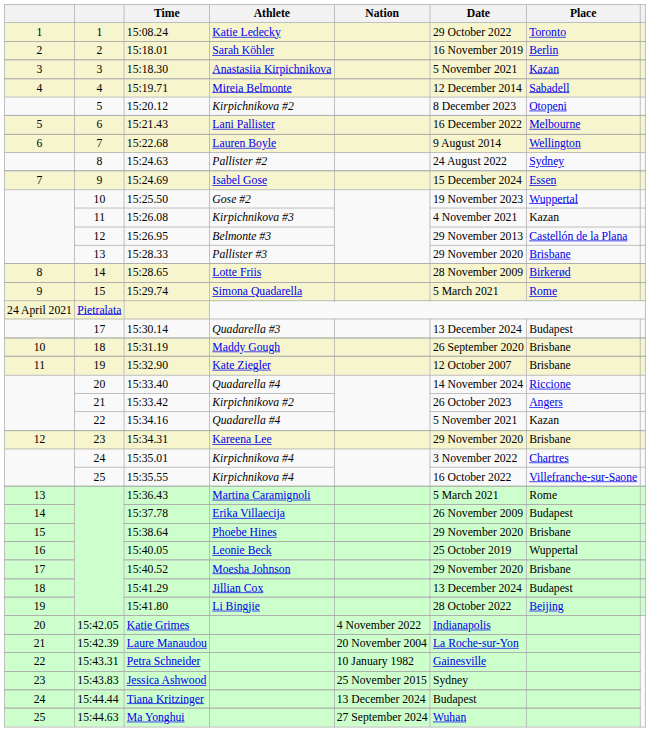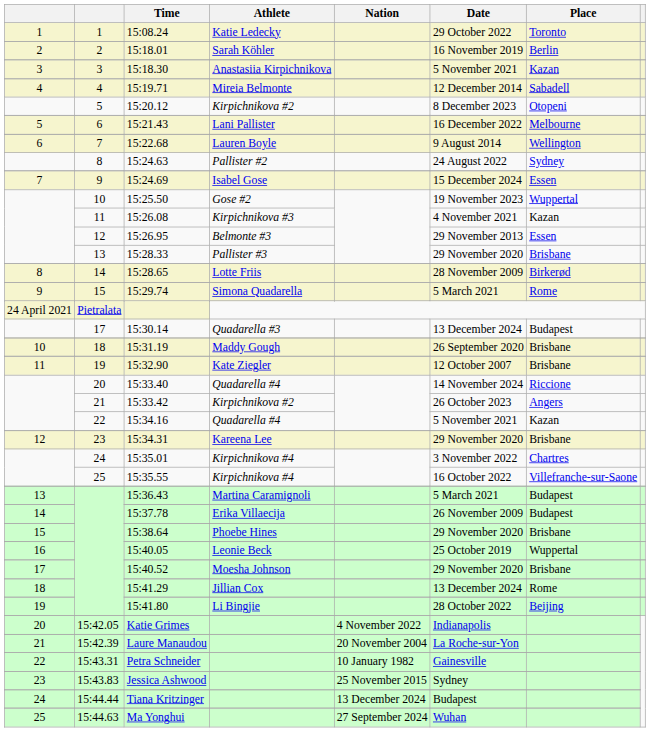(578, 236) Castellón de la Plana -> (543, 236) Essen
(543, 495) Rome -> (551, 495) Budapest
(551, 587) Budapest -> (543, 587) Rome
